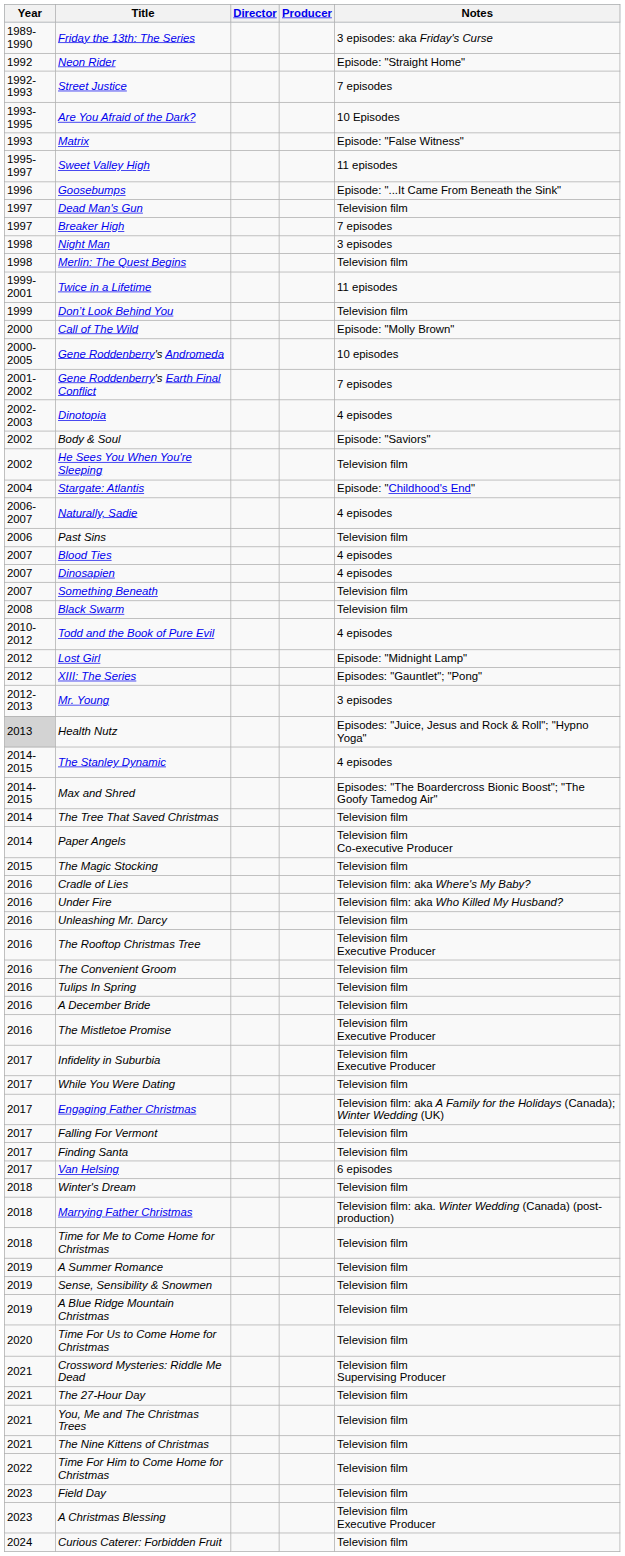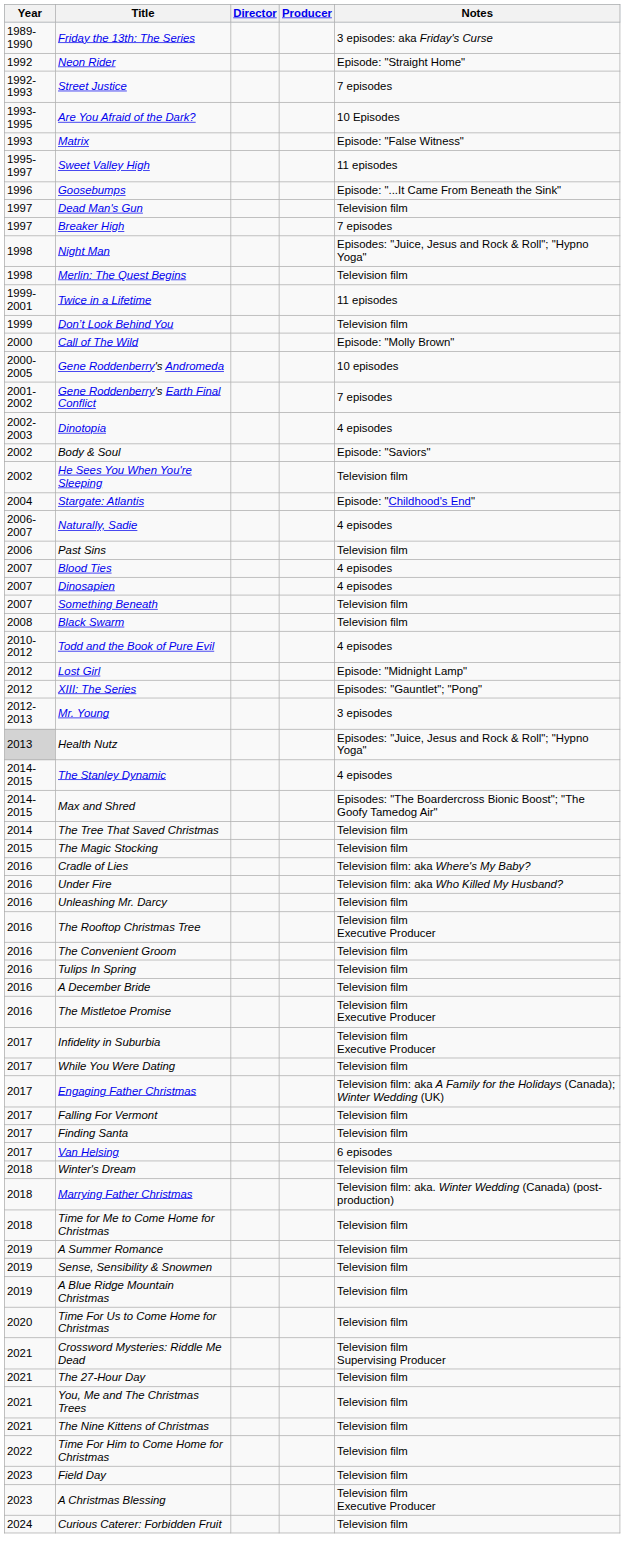(365, 244) 3 episodes -> (463, 251) Episodes: "Juice, Jesus and Rock & Roll"; "Hypno Yoga"
- row: (92, 842)
